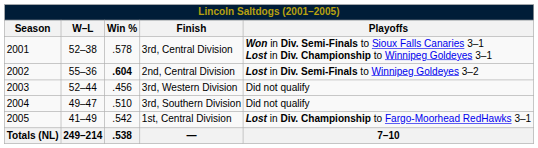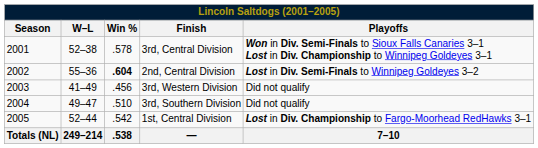(83, 87) 52–44 -> (83, 87) 41–49
(83, 119) 41–49 -> (83, 119) 52–44
